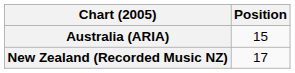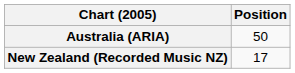(261, 36) 15 -> (261, 36) 50
